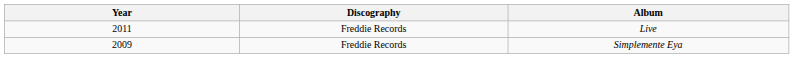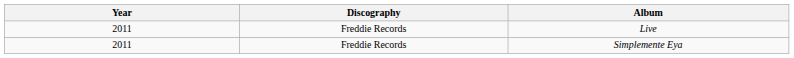(122, 45) 2009 -> (122, 45) 2011
